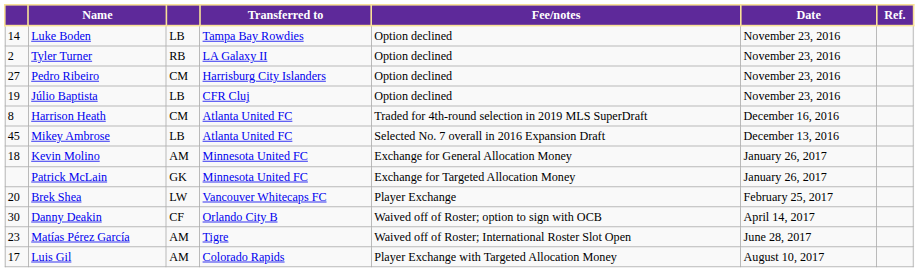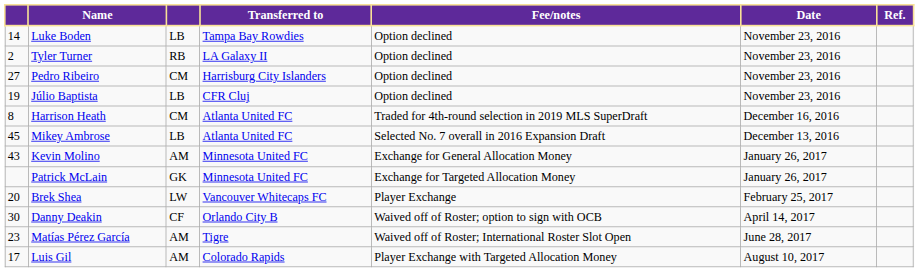(14, 156) 18 -> (14, 156) 43
